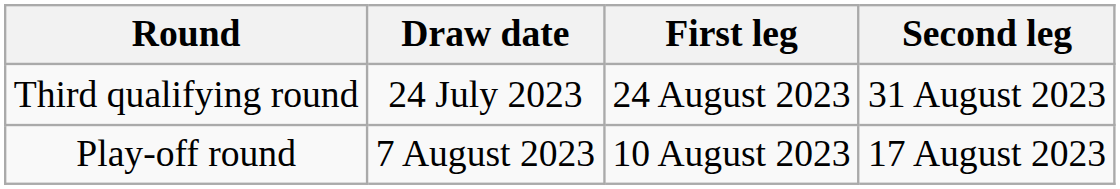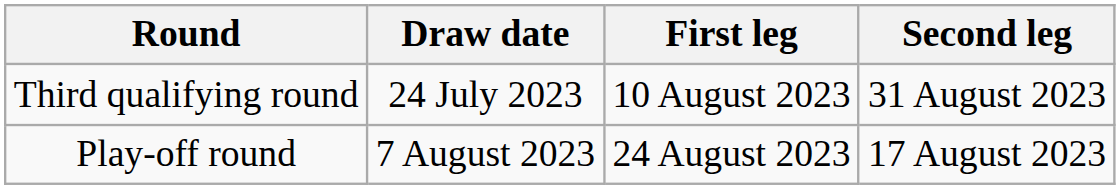(732, 93) 24 August 2023 -> (732, 93) 10 August 2023
(732, 153) 10 August 2023 -> (732, 153) 24 August 2023
